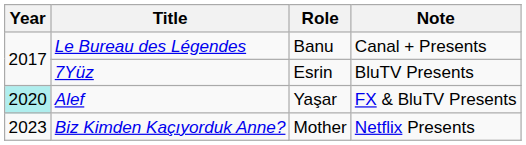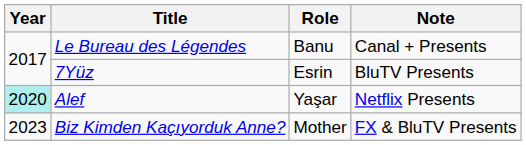(436, 100) FX & BluTV Presents -> (415, 100) Netflix Presents
(415, 127) Netflix Presents -> (436, 127) FX & BluTV Presents
